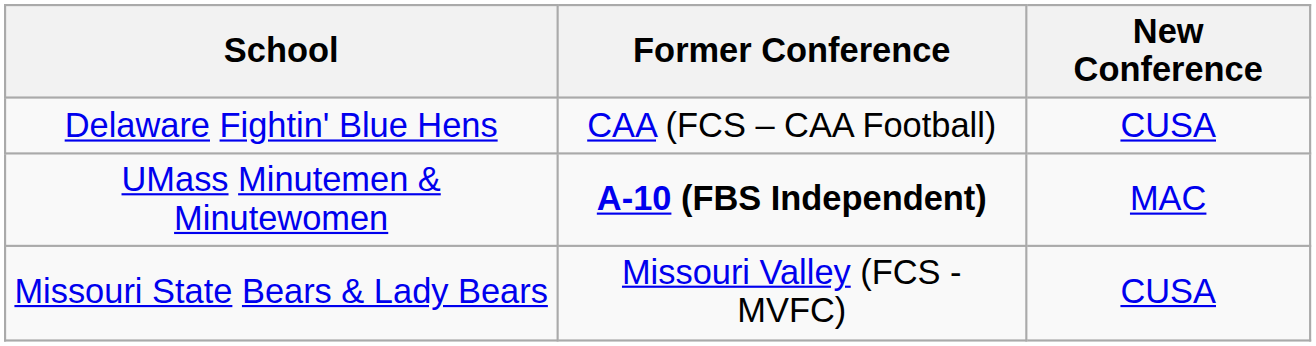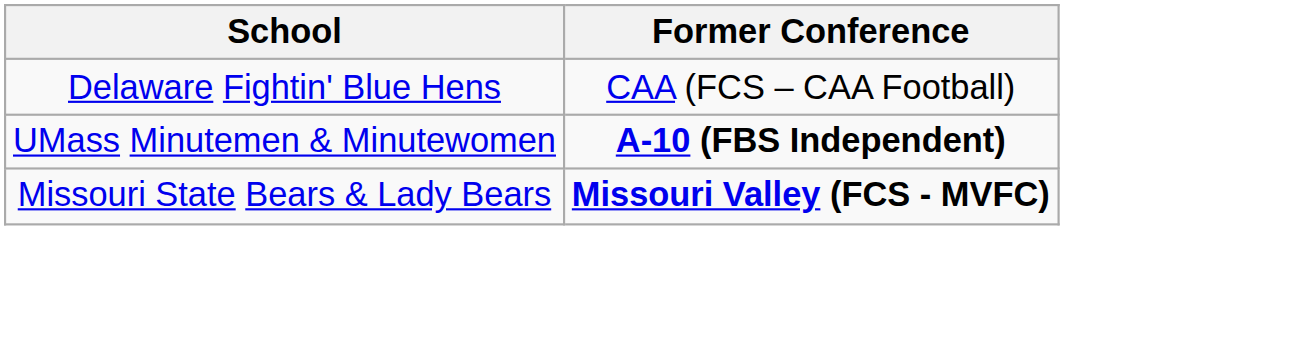- column: (1168, 51)
(792, 292) normal -> (811, 195) bold
